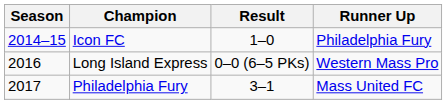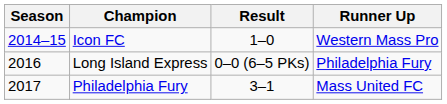(374, 39) Philadelphia Fury -> (377, 39) Western Mass Pro
(377, 63) Western Mass Pro -> (374, 63) Philadelphia Fury
